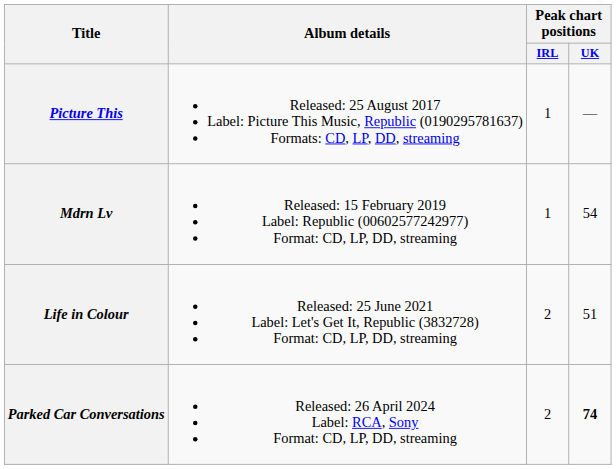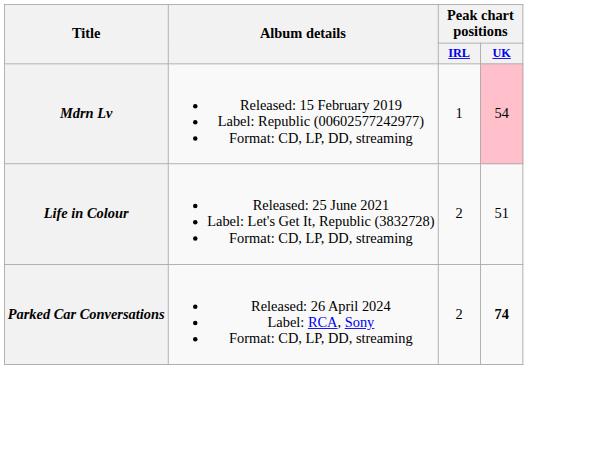- row: (86, 113)
(590, 214) no background -> (502, 113) pink background
